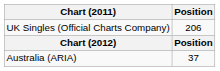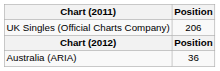(193, 58) 37 -> (193, 58) 36
